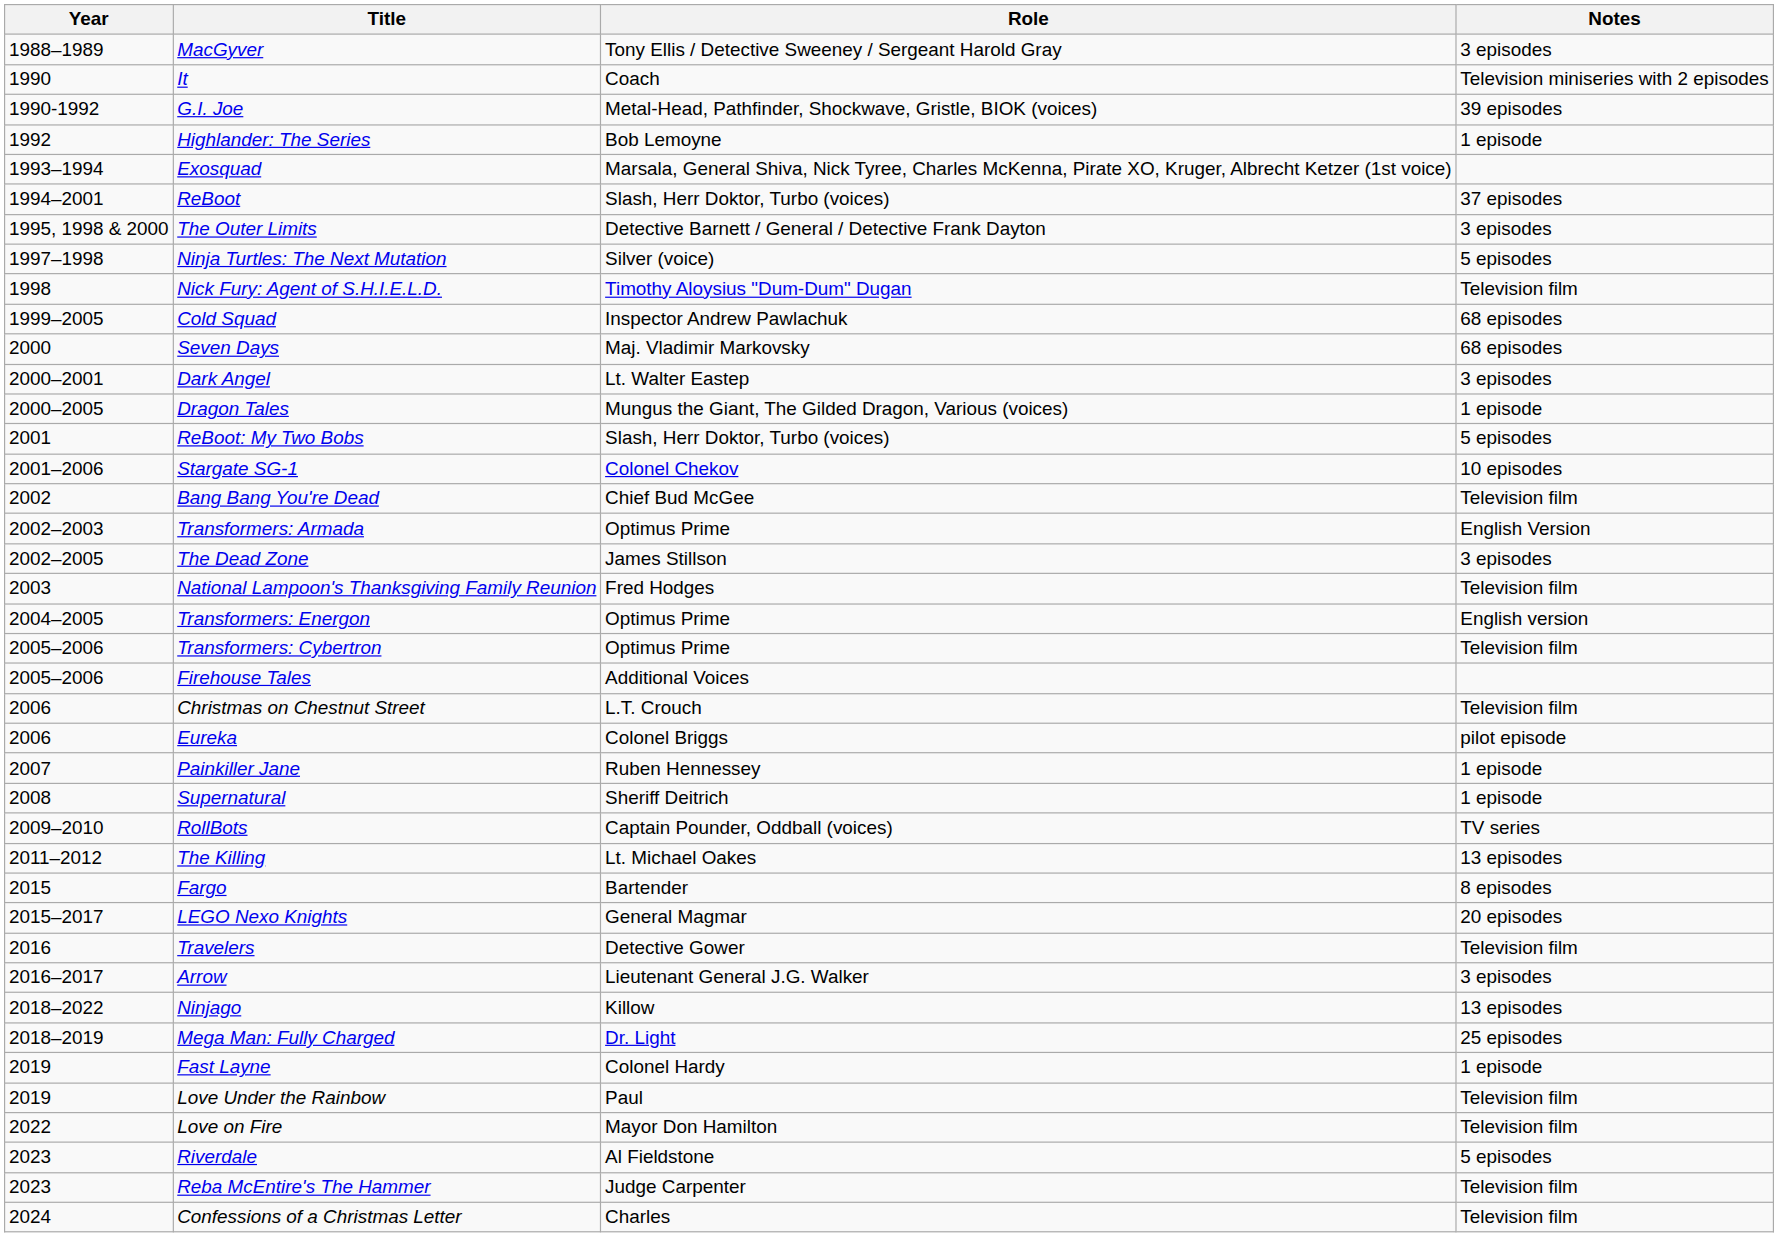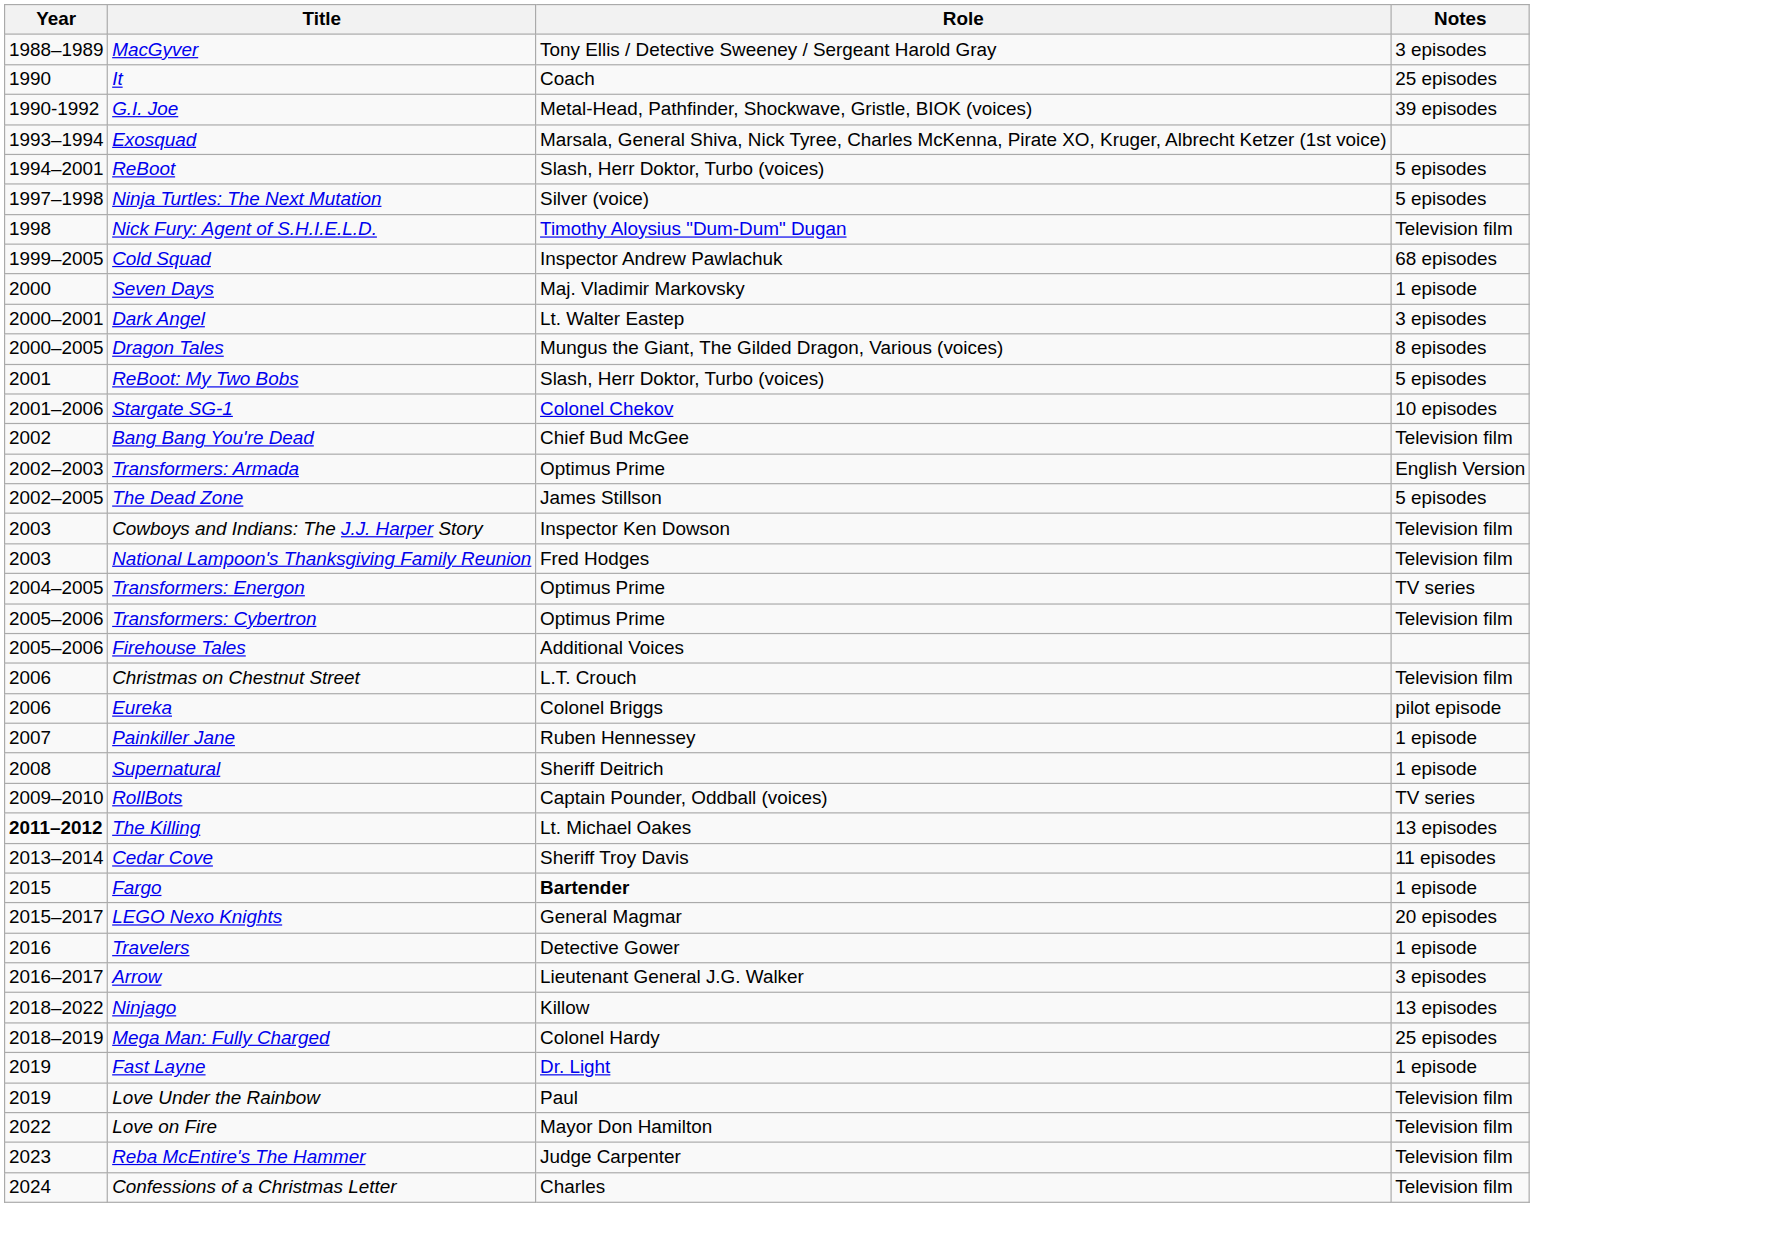(1615, 79) Television miniseries with 2 episodes -> (1446, 79) 25 episodes
- row: (274, 139)
(1511, 199) 37 episodes -> (1441, 169) 5 episodes
- row: (247, 229)
(1511, 348) 68 episodes -> (1436, 288) 1 episode
(1501, 408) 1 episode -> (1441, 348) 8 episodes
(1506, 558) 3 episodes -> (1441, 498) 5 episodes
+ row: (297, 528)
(1524, 618) English version -> (1435, 588) TV series
(55, 857) normal -> (56, 827) bold
+ row: (163, 857)
(647, 887) normal -> (585, 887) bold
(1506, 887) 8 episodes -> (1436, 887) 1 episode
(1519, 947) Television film -> (1436, 947) 1 episode
(640, 1037) Dr. Light -> (600, 1037) Colonel Hardy
(665, 1067) Colonel Hardy -> (575, 1067) Dr. Light
- row: (217, 1157)
